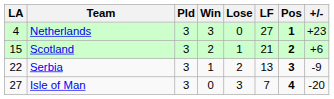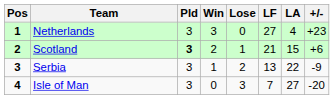columns swapped: (291, 13) <-> (16, 13)
(186, 49) normal -> (189, 49) bold
